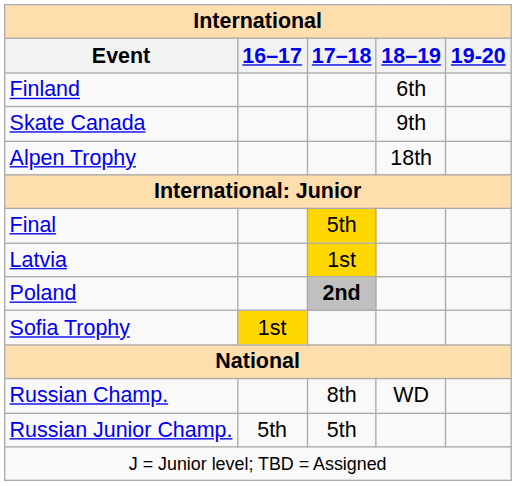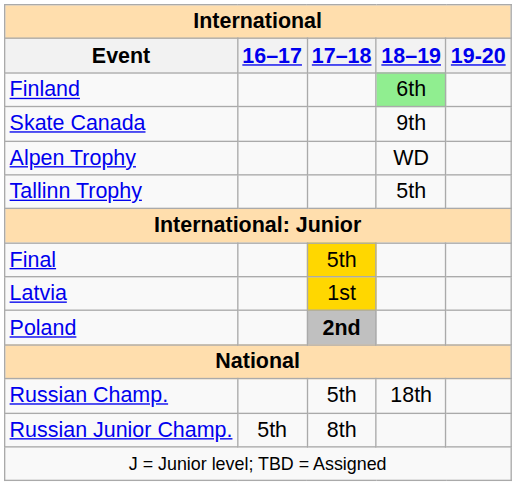(411, 89) no background -> (411, 89) lightgreen background
(411, 157) 18th -> (411, 157) WD
+ row: (76, 191)
- row: (70, 327)
(342, 395) 8th -> (342, 395) 5th
(411, 395) WD -> (411, 395) 18th
(342, 429) 5th -> (342, 429) 8th
